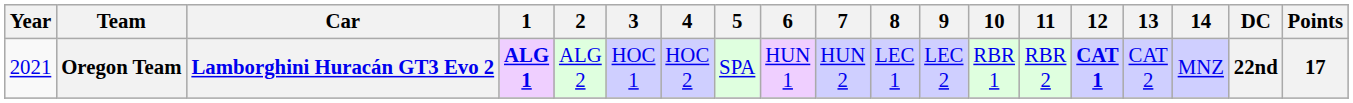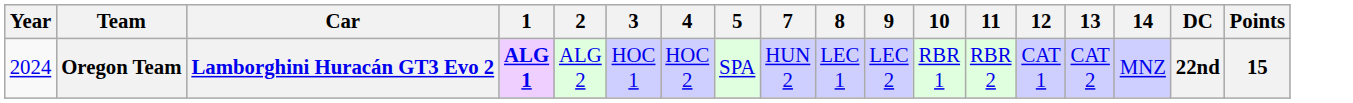- column: (788, 21)
(30, 67) 2021 -> (30, 67) 2024
(1097, 67) bold -> (1041, 67) normal
(1315, 67) 17 -> (1257, 67) 15
